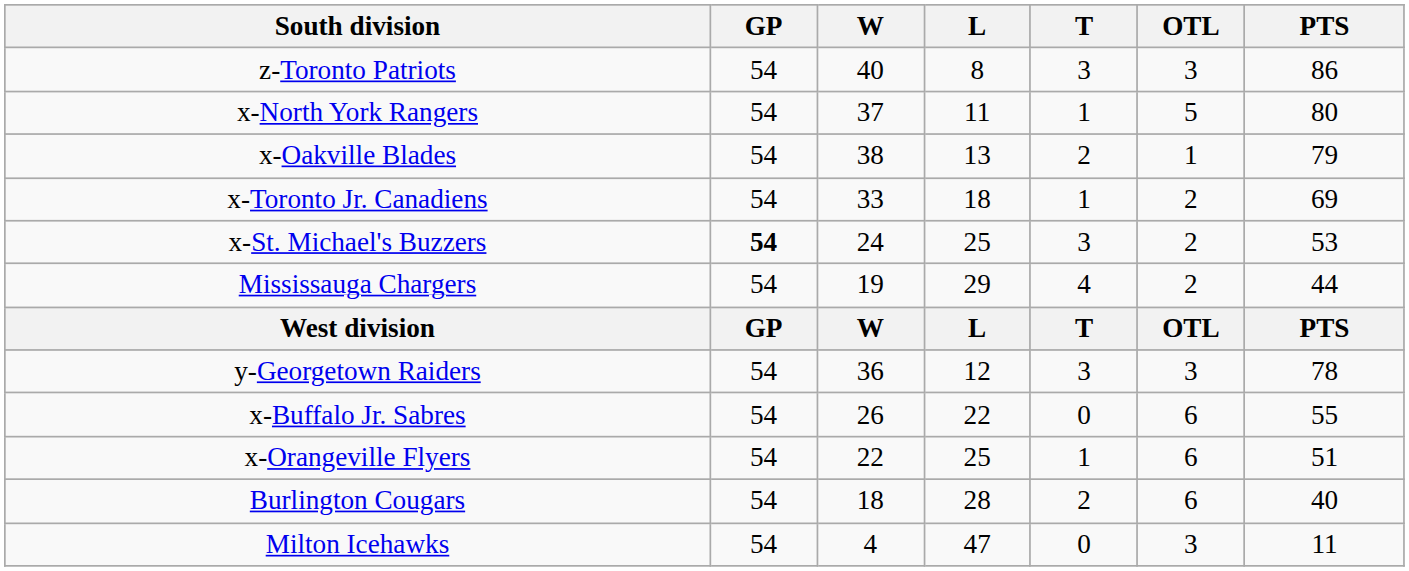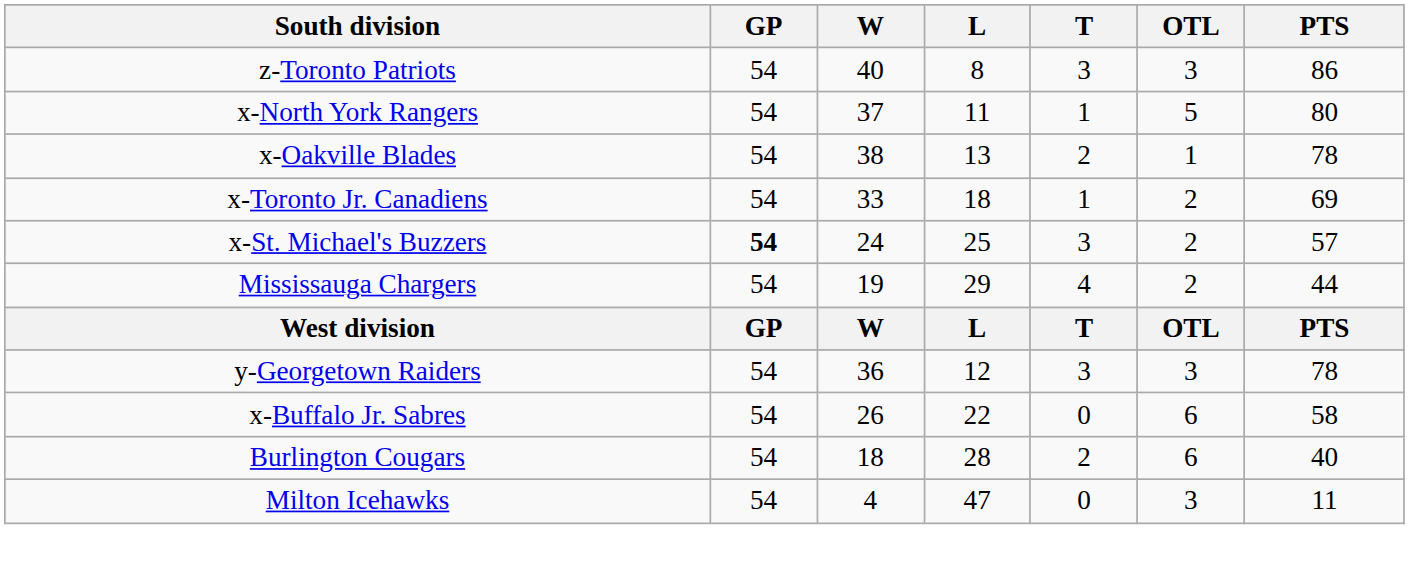(1324, 155) 79 -> (1324, 155) 78
(1324, 241) 53 -> (1324, 241) 57
(1324, 414) 55 -> (1324, 414) 58
- row: (357, 457)
